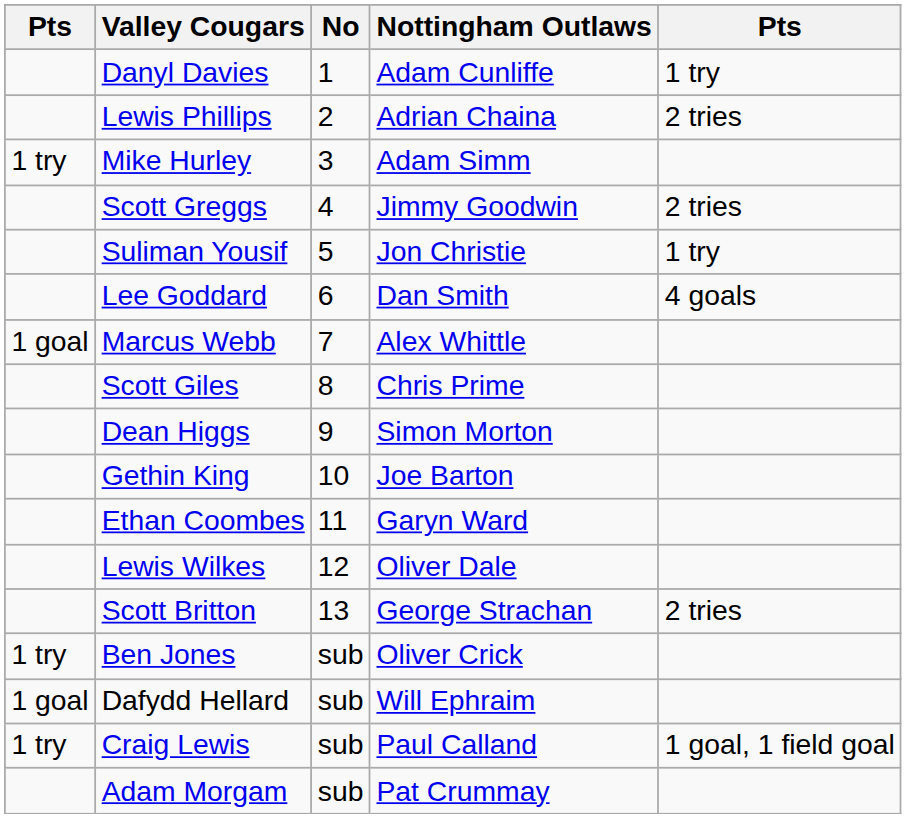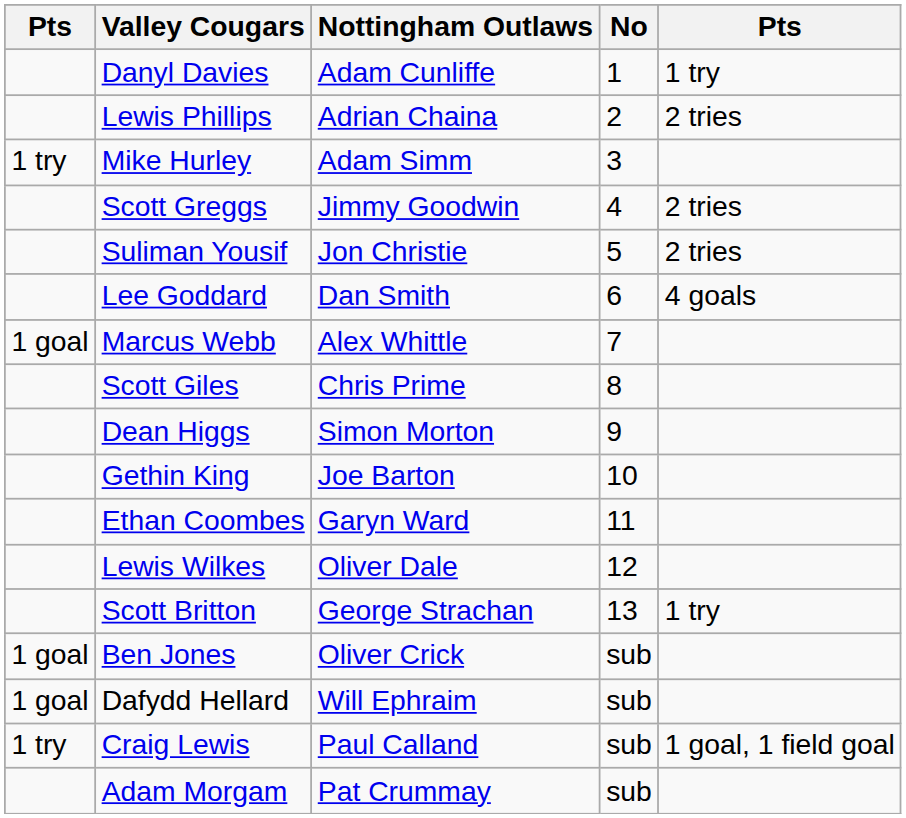columns swapped: (341, 26) <-> (514, 26)
(692, 251) 1 try -> (703, 251) 2 tries
(703, 610) 2 tries -> (692, 610) 1 try
(39, 655) 1 try -> (50, 655) 1 goal
